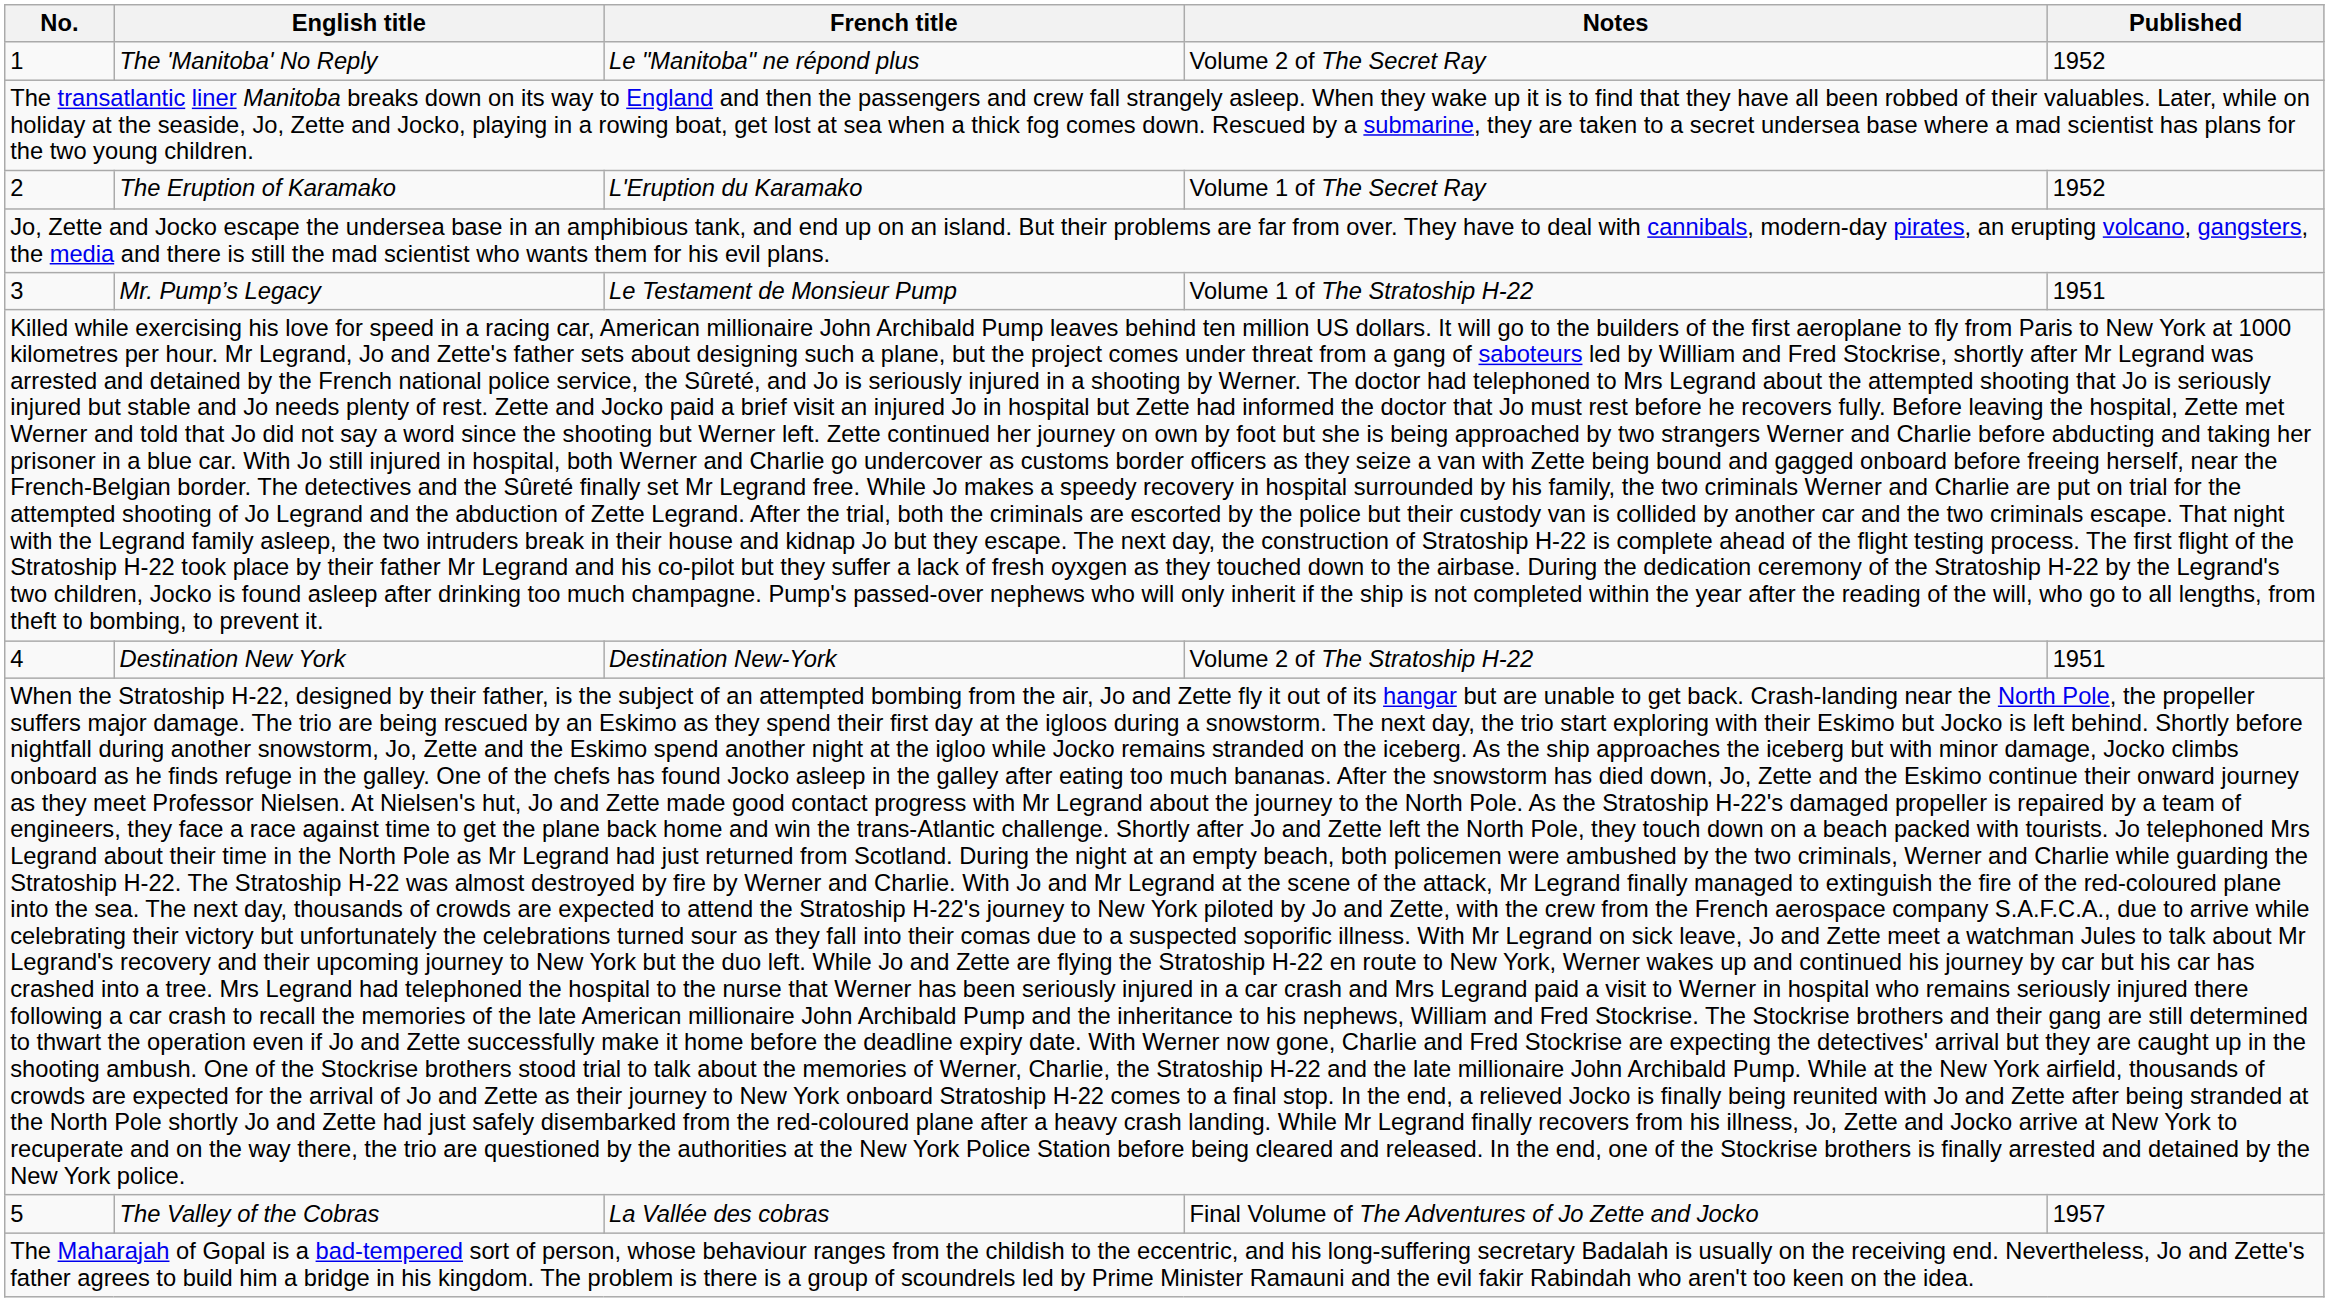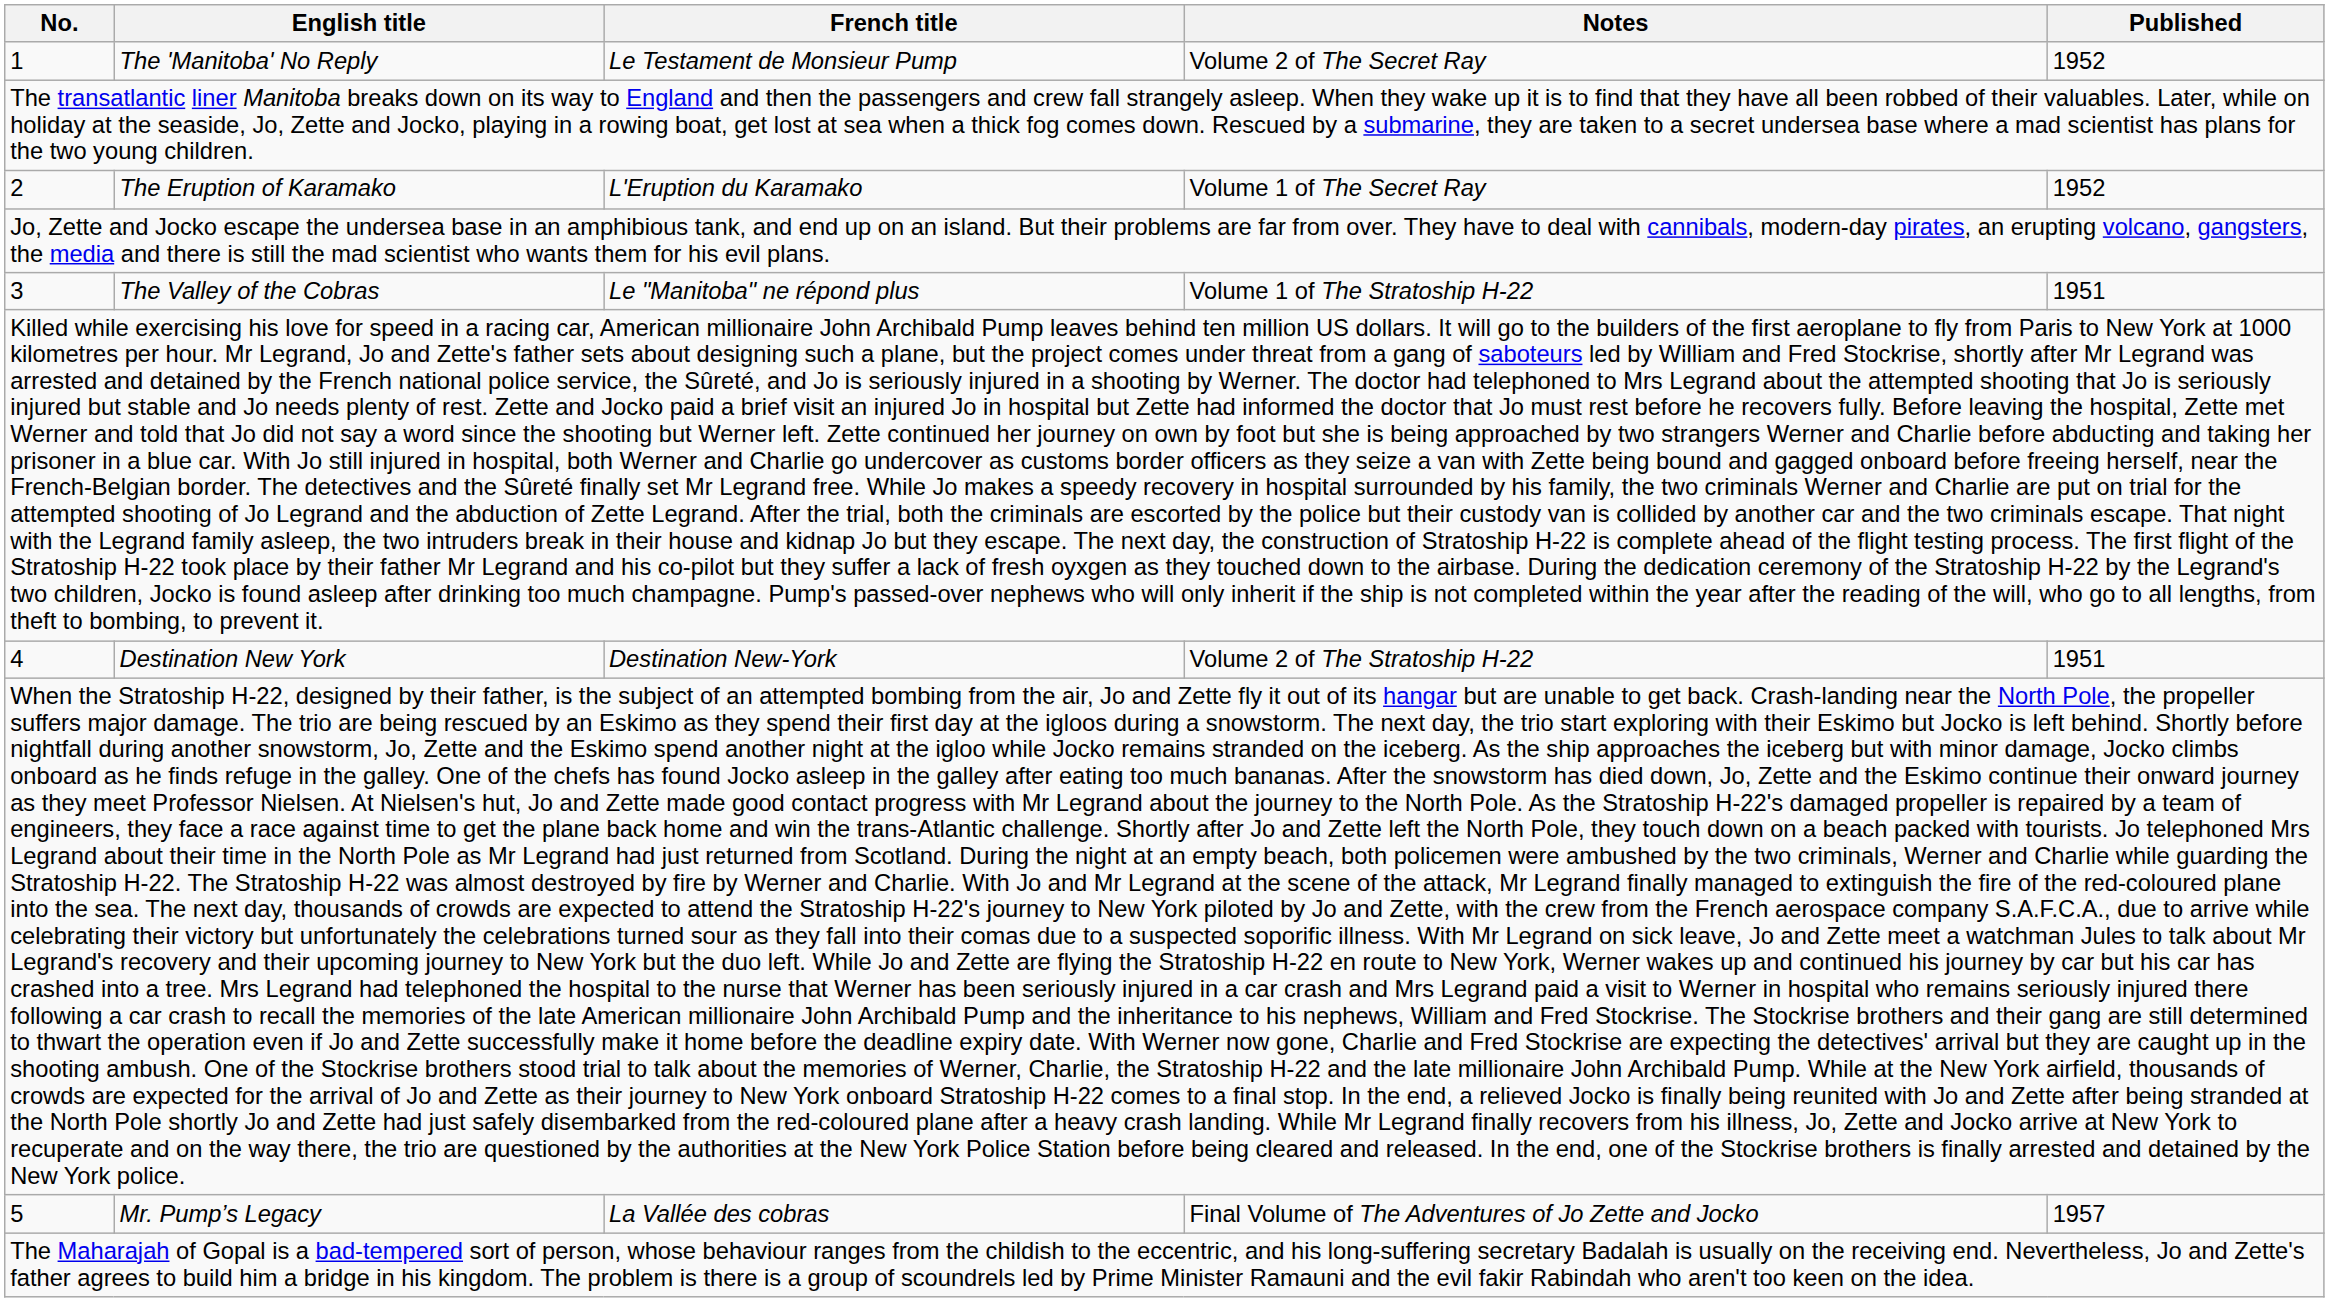(764, 60) Le "Manitoba" ne répond plus -> (783, 60) Le Testament de Monsieur Pump
(220, 290) Mr. Pump’s Legacy -> (249, 290) The Valley of the Cobras
(783, 290) Le Testament de Monsieur Pump -> (764, 290) Le "Manitoba" ne répond plus
(249, 1213) The Valley of the Cobras -> (220, 1213) Mr. Pump’s Legacy
